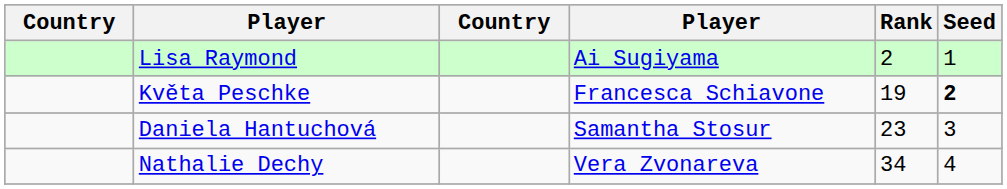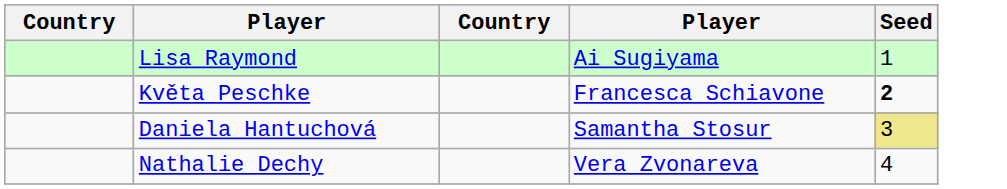- column: (906, 23)
(950, 130) no background -> (887, 130) khaki background
